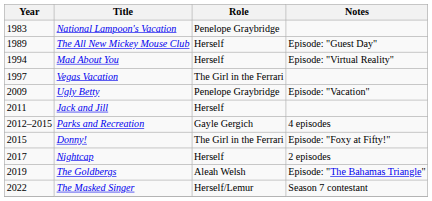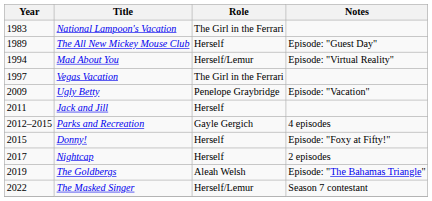(237, 28) Penelope Graybridge -> (239, 28) The Girl in the Ferrari
(209, 60) Herself -> (224, 60) Herself/Lemur
(239, 140) The Girl in the Ferrari -> (209, 140) Herself
